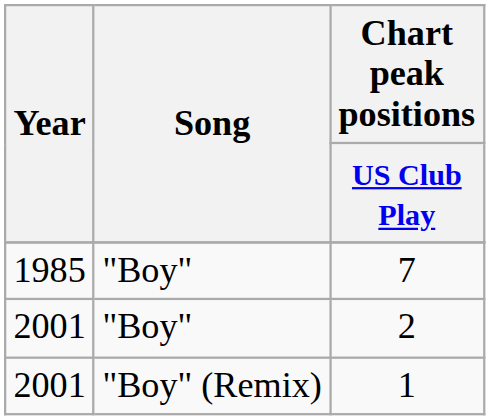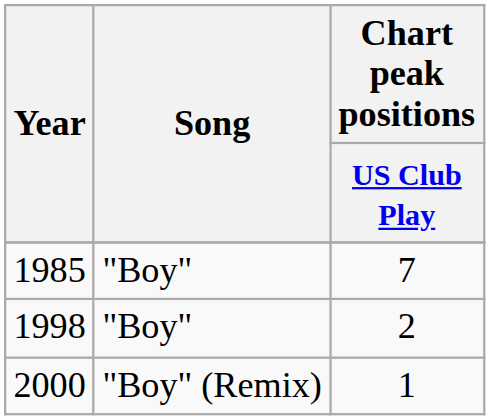(50, 327) 2001 -> (50, 327) 1998
(50, 384) 2001 -> (50, 384) 2000
